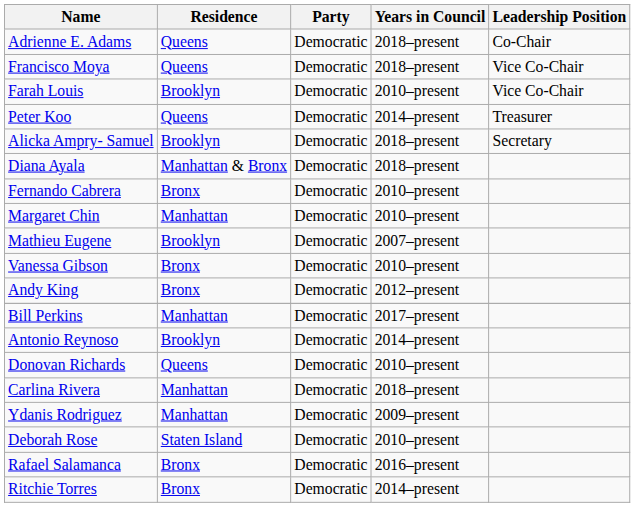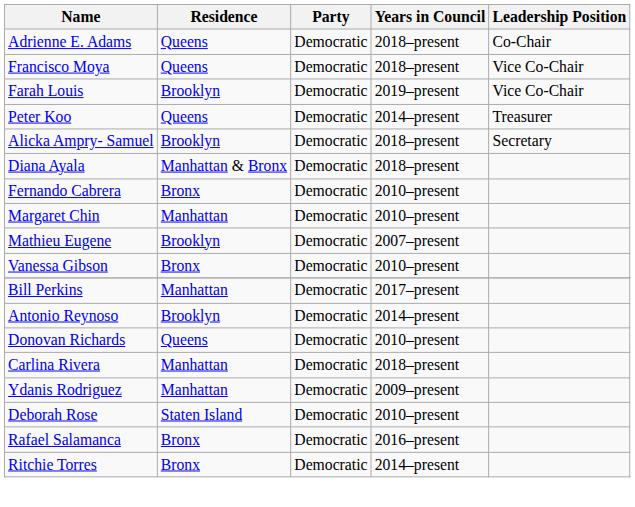(417, 91) 2010–present -> (417, 91) 2019–present
- row: (43, 290)
